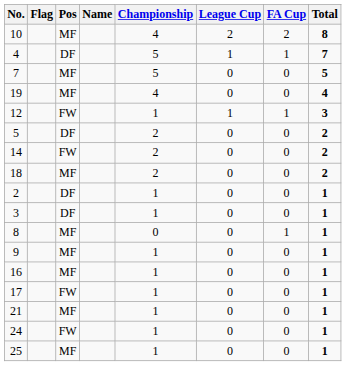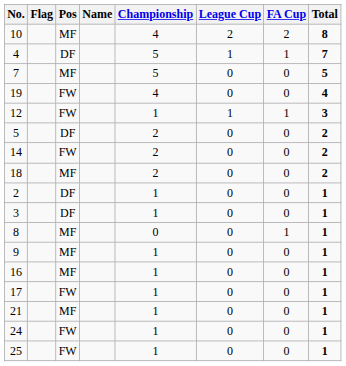(68, 93) MF -> (68, 93) FW
(68, 351) MF -> (68, 351) FW
